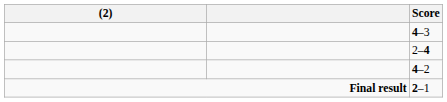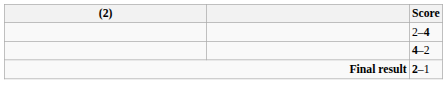- row: (421, 32)
